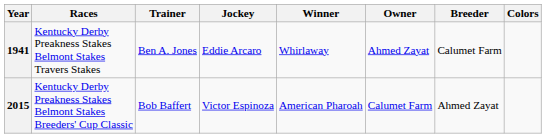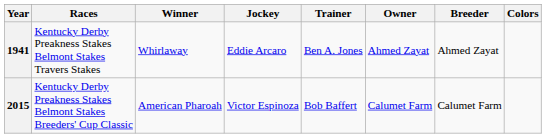columns swapped: (321, 13) <-> (167, 13)
(470, 50) Calumet Farm -> (468, 50) Ahmed Zayat
(468, 105) Ahmed Zayat -> (470, 105) Calumet Farm
